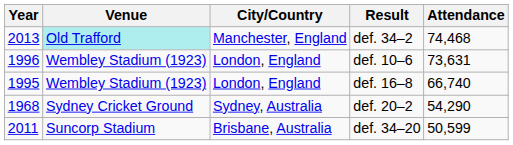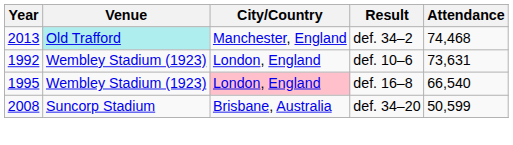(24, 60) 1996 -> (24, 60) 1992
(267, 83) no background -> (267, 83) pink background
(449, 83) 66,740 -> (449, 83) 66,540
- row: (383, 106)
(23, 128) 2011 -> (24, 106) 2008
